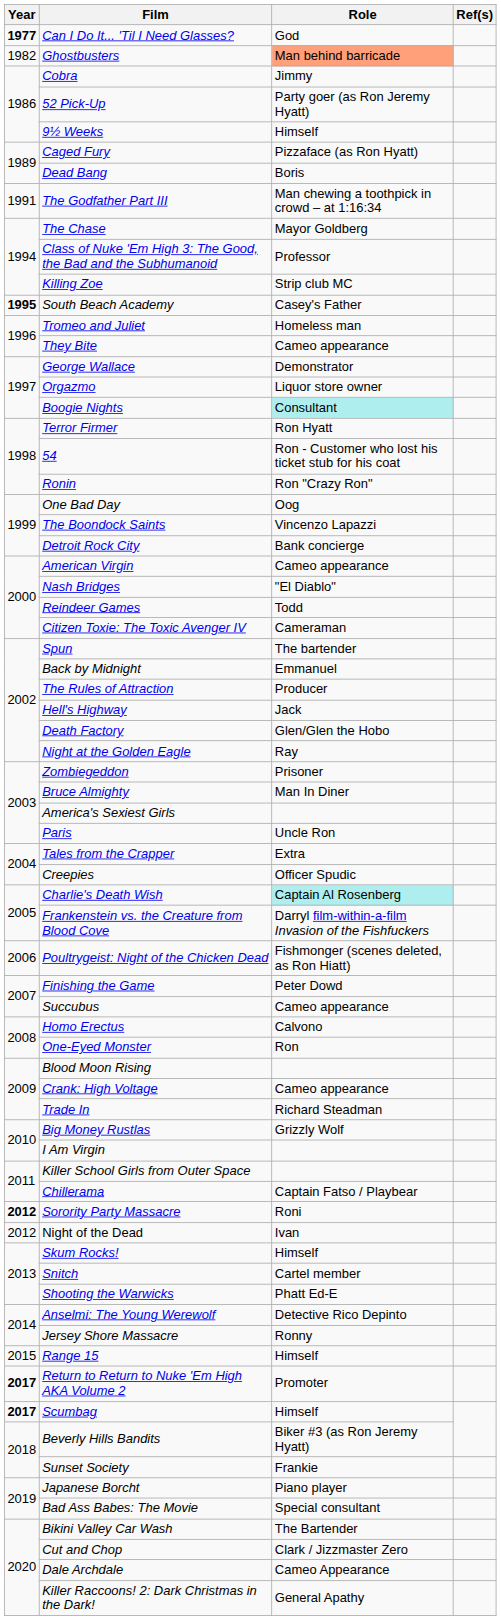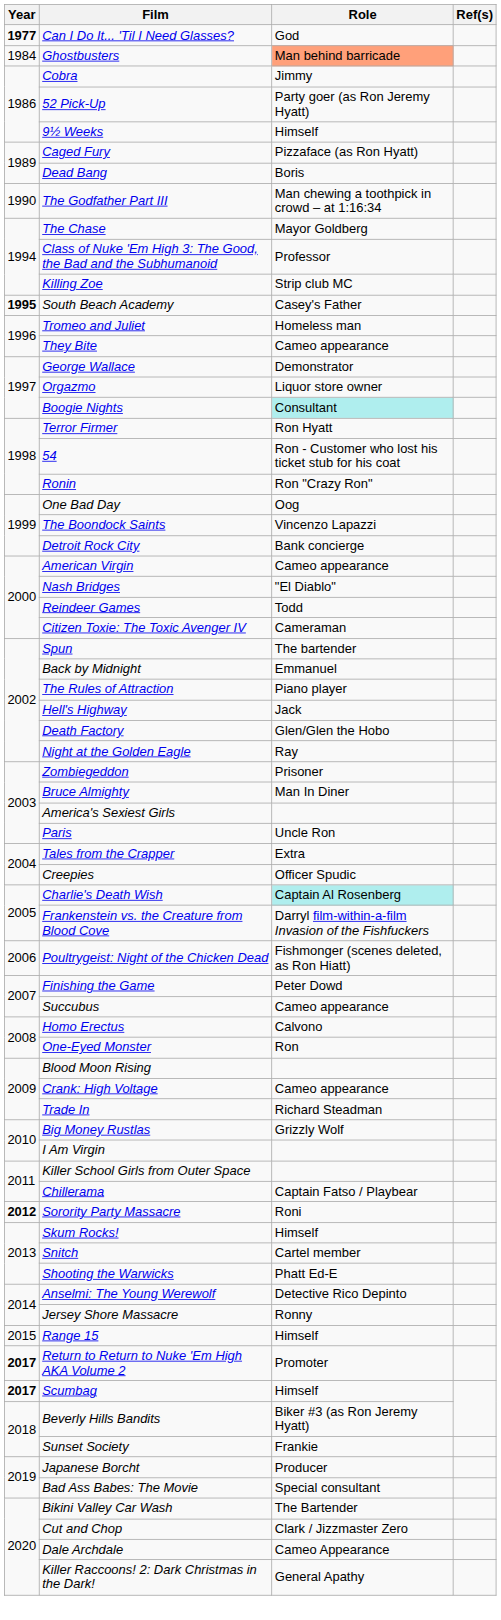(22, 55) 1982 -> (22, 55) 1984
(22, 201) 1991 -> (22, 201) 1990
(301, 689) Producer -> (311, 689) Piano player
- row: (93, 1232)
(311, 1487) Piano player -> (301, 1467) Producer
